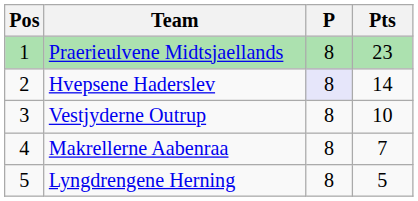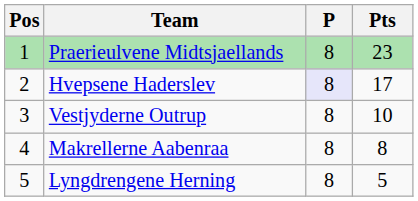(382, 84) 14 -> (382, 84) 17
(382, 148) 7 -> (382, 148) 8
